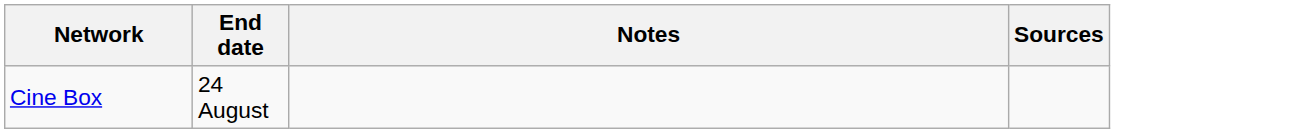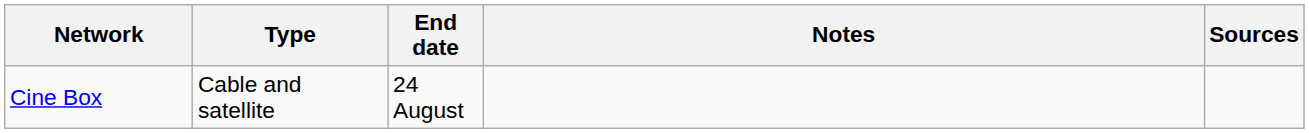+ column: (290, 35)
